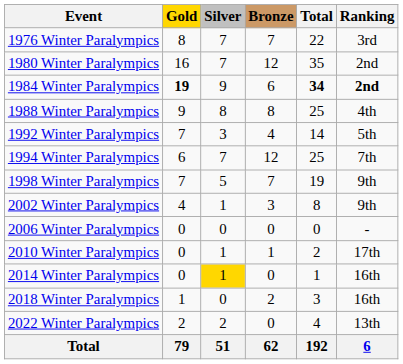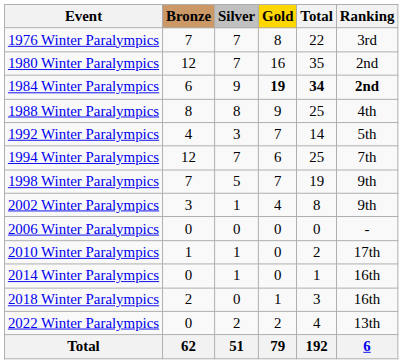columns swapped: (182, 16) <-> (271, 16)
(223, 275) gold background -> (237, 275) no background
